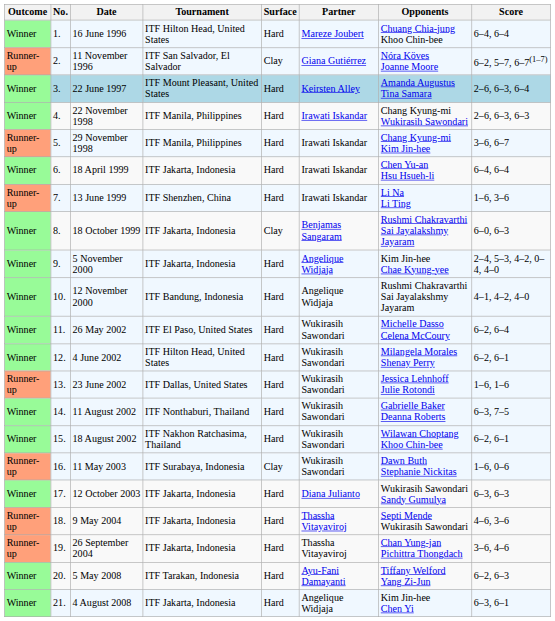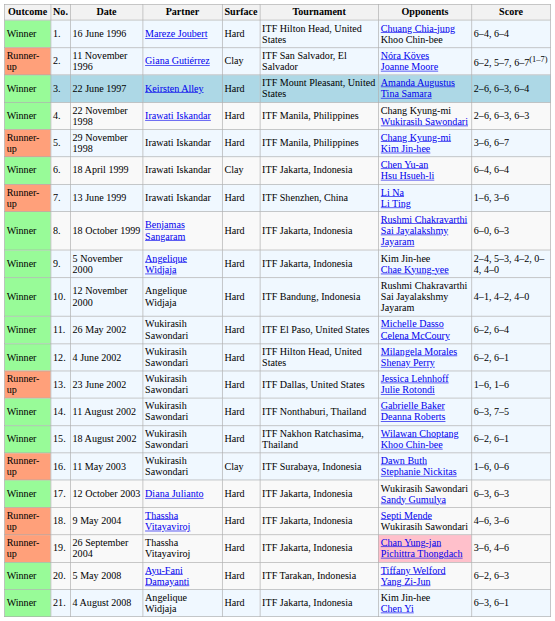columns swapped: (202, 12) <-> (339, 12)
(274, 170) Hard -> (234, 170) Clay
(273, 231) Clay -> (235, 231) Hard
(422, 548) no background -> (422, 548) pink background
